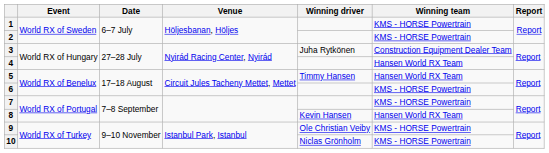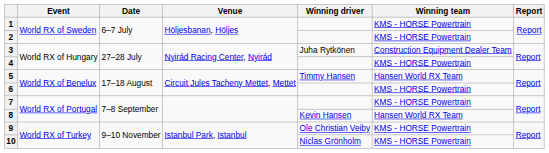(418, 63) Hansen World RX Team -> (422, 63) KMS - HORSE Powertrain
